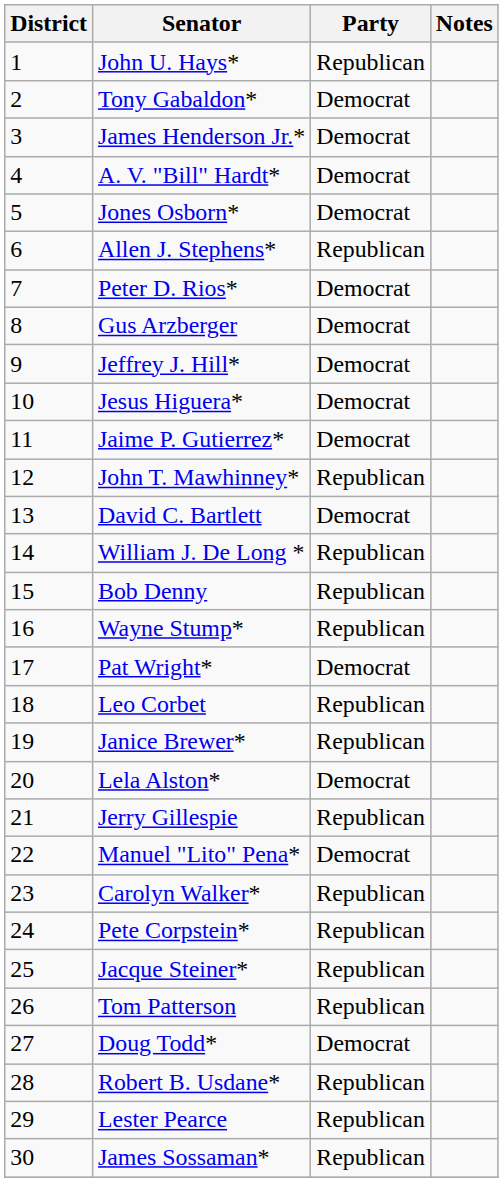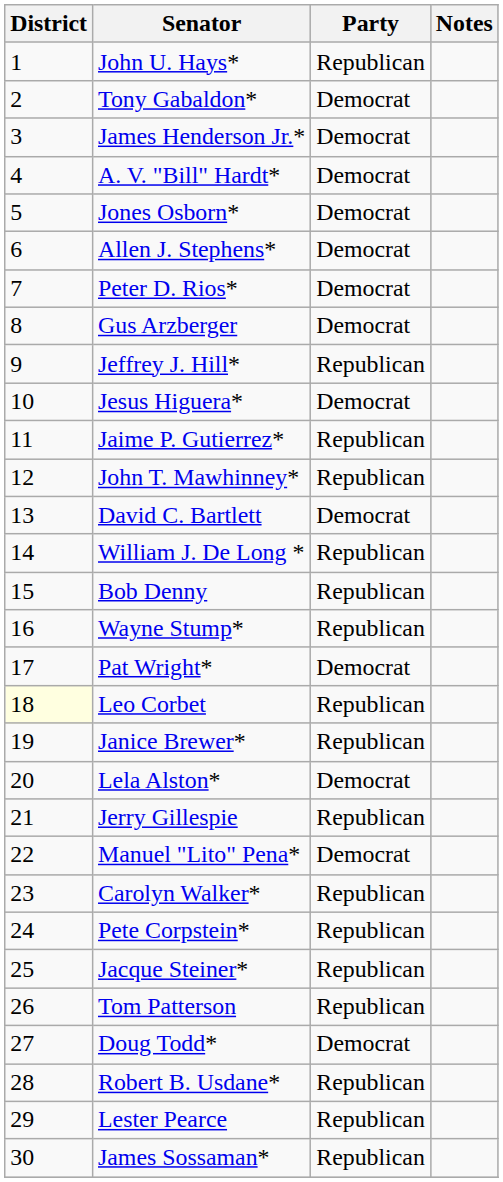(371, 250) Republican -> (363, 250) Democrat
(363, 363) Democrat -> (371, 363) Republican
(363, 439) Democrat -> (371, 439) Republican
(22, 703) no background -> (22, 703) lightyellow background
